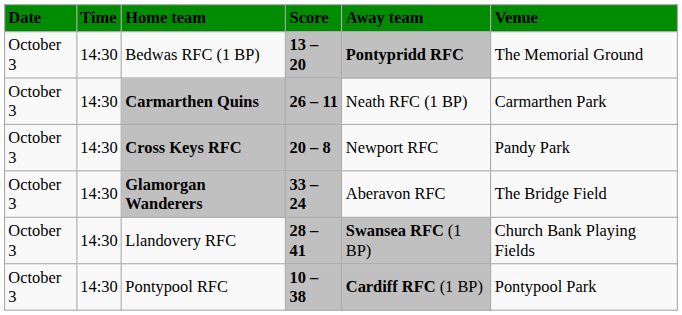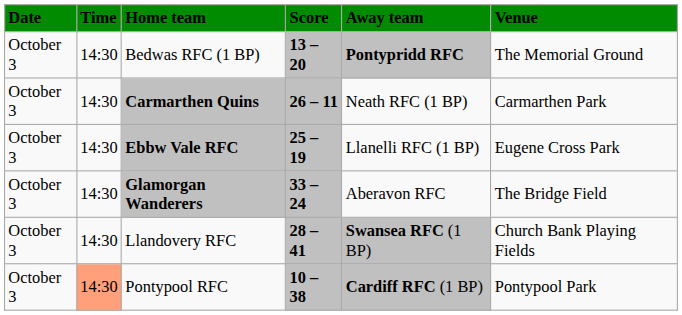- row: (184, 147)
+ row: (182, 147)
(99, 287) no background -> (99, 287) lightsalmon background
